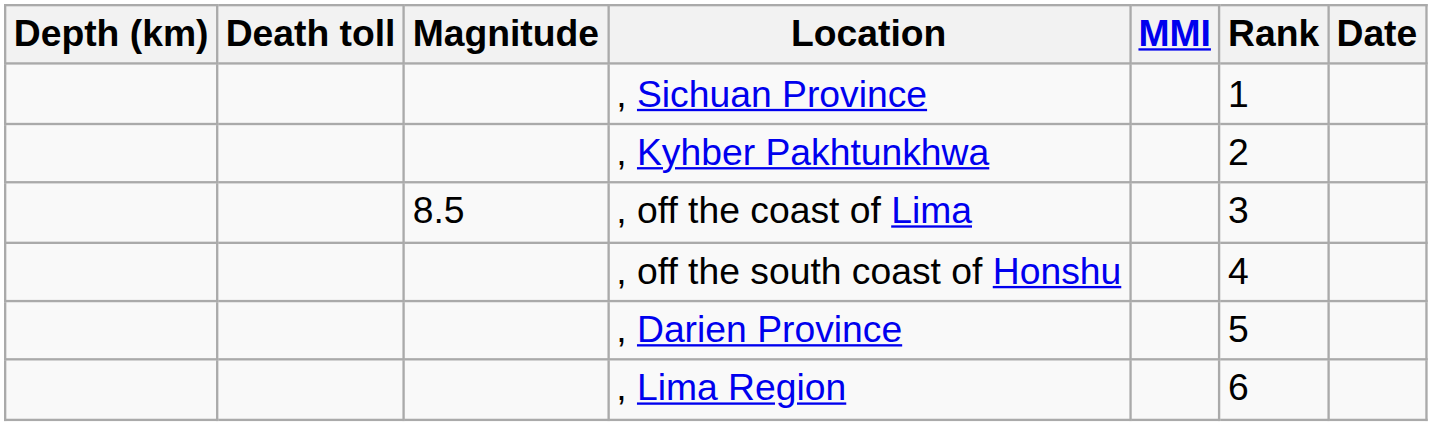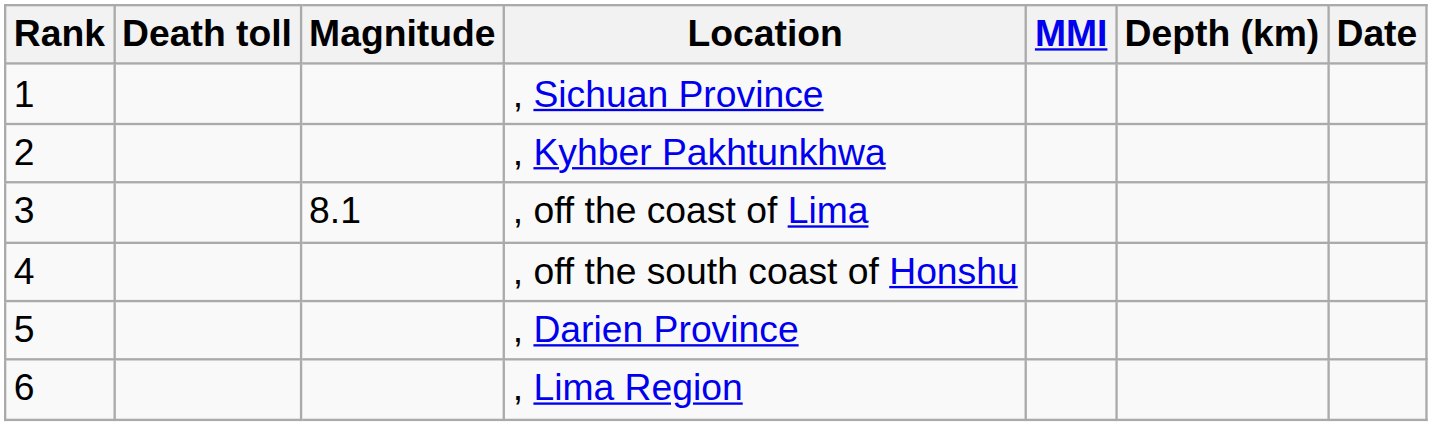columns swapped: (1274, 34) <-> (111, 34)
(439, 211) 8.5 -> (335, 211) 8.1
